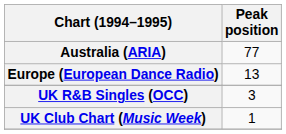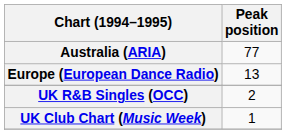(252, 96) 3 -> (252, 96) 2
